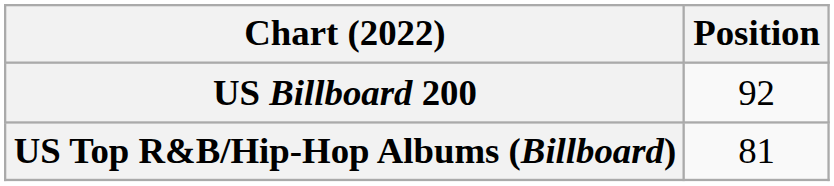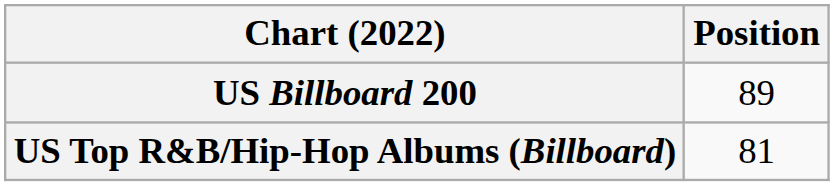(757, 92) 92 -> (757, 92) 89
